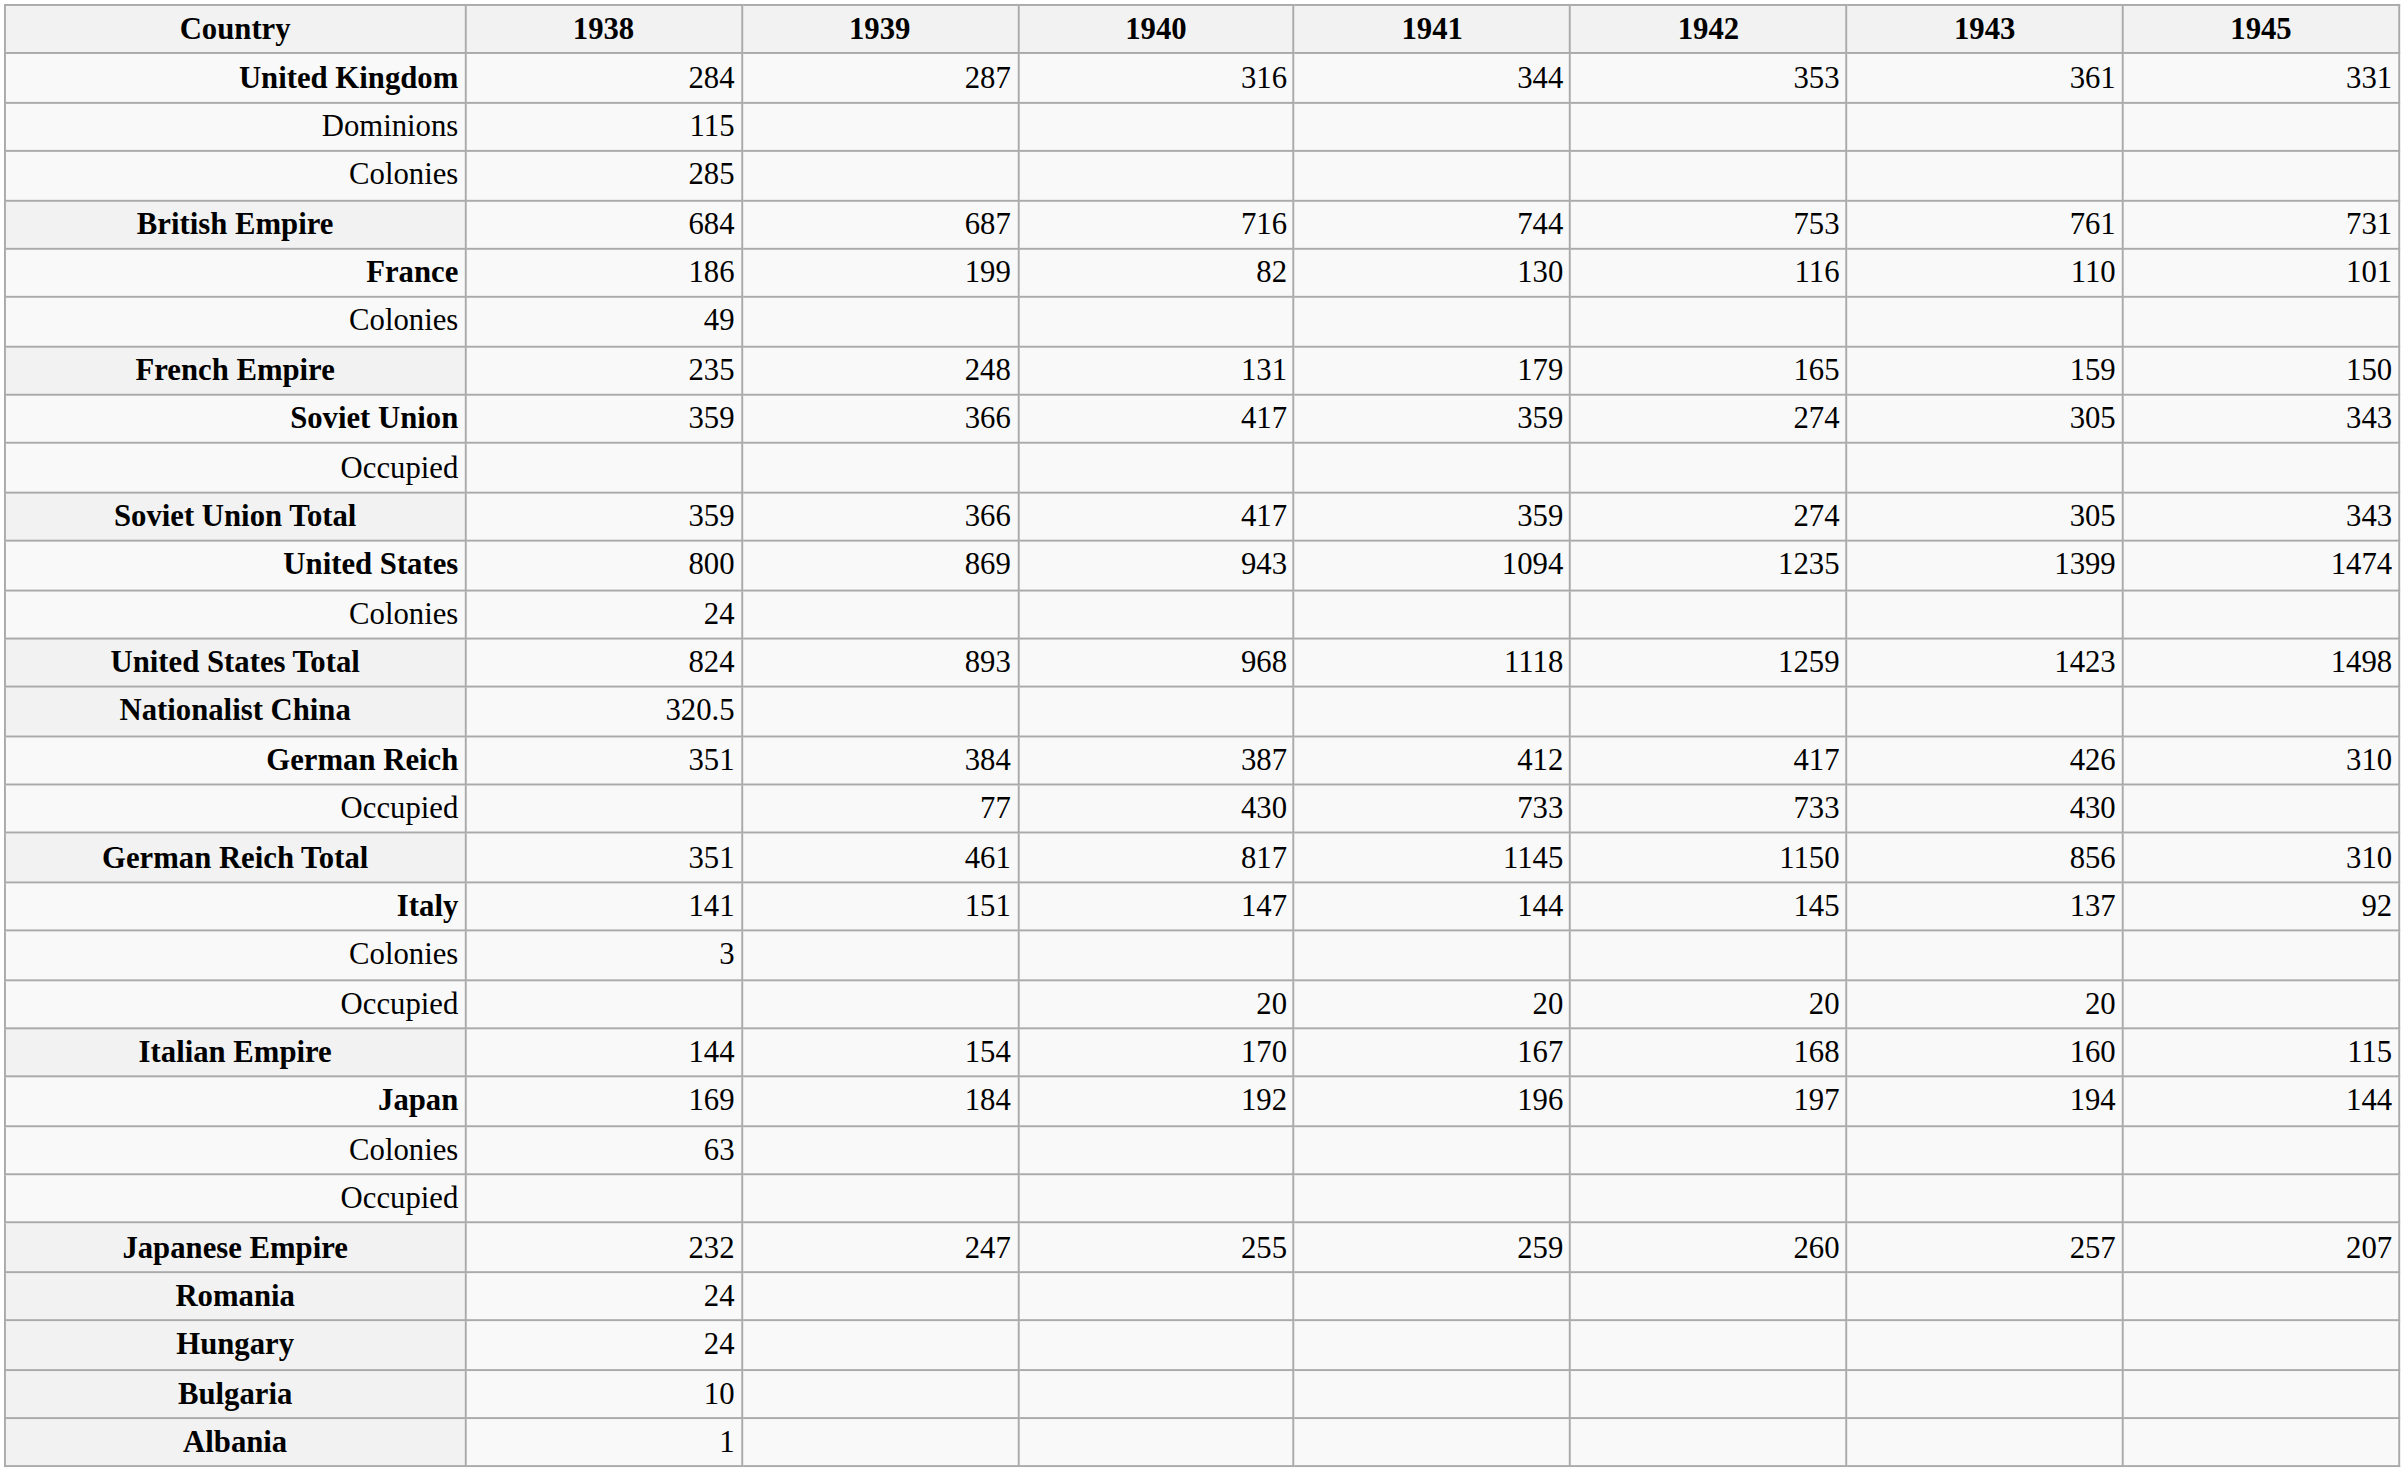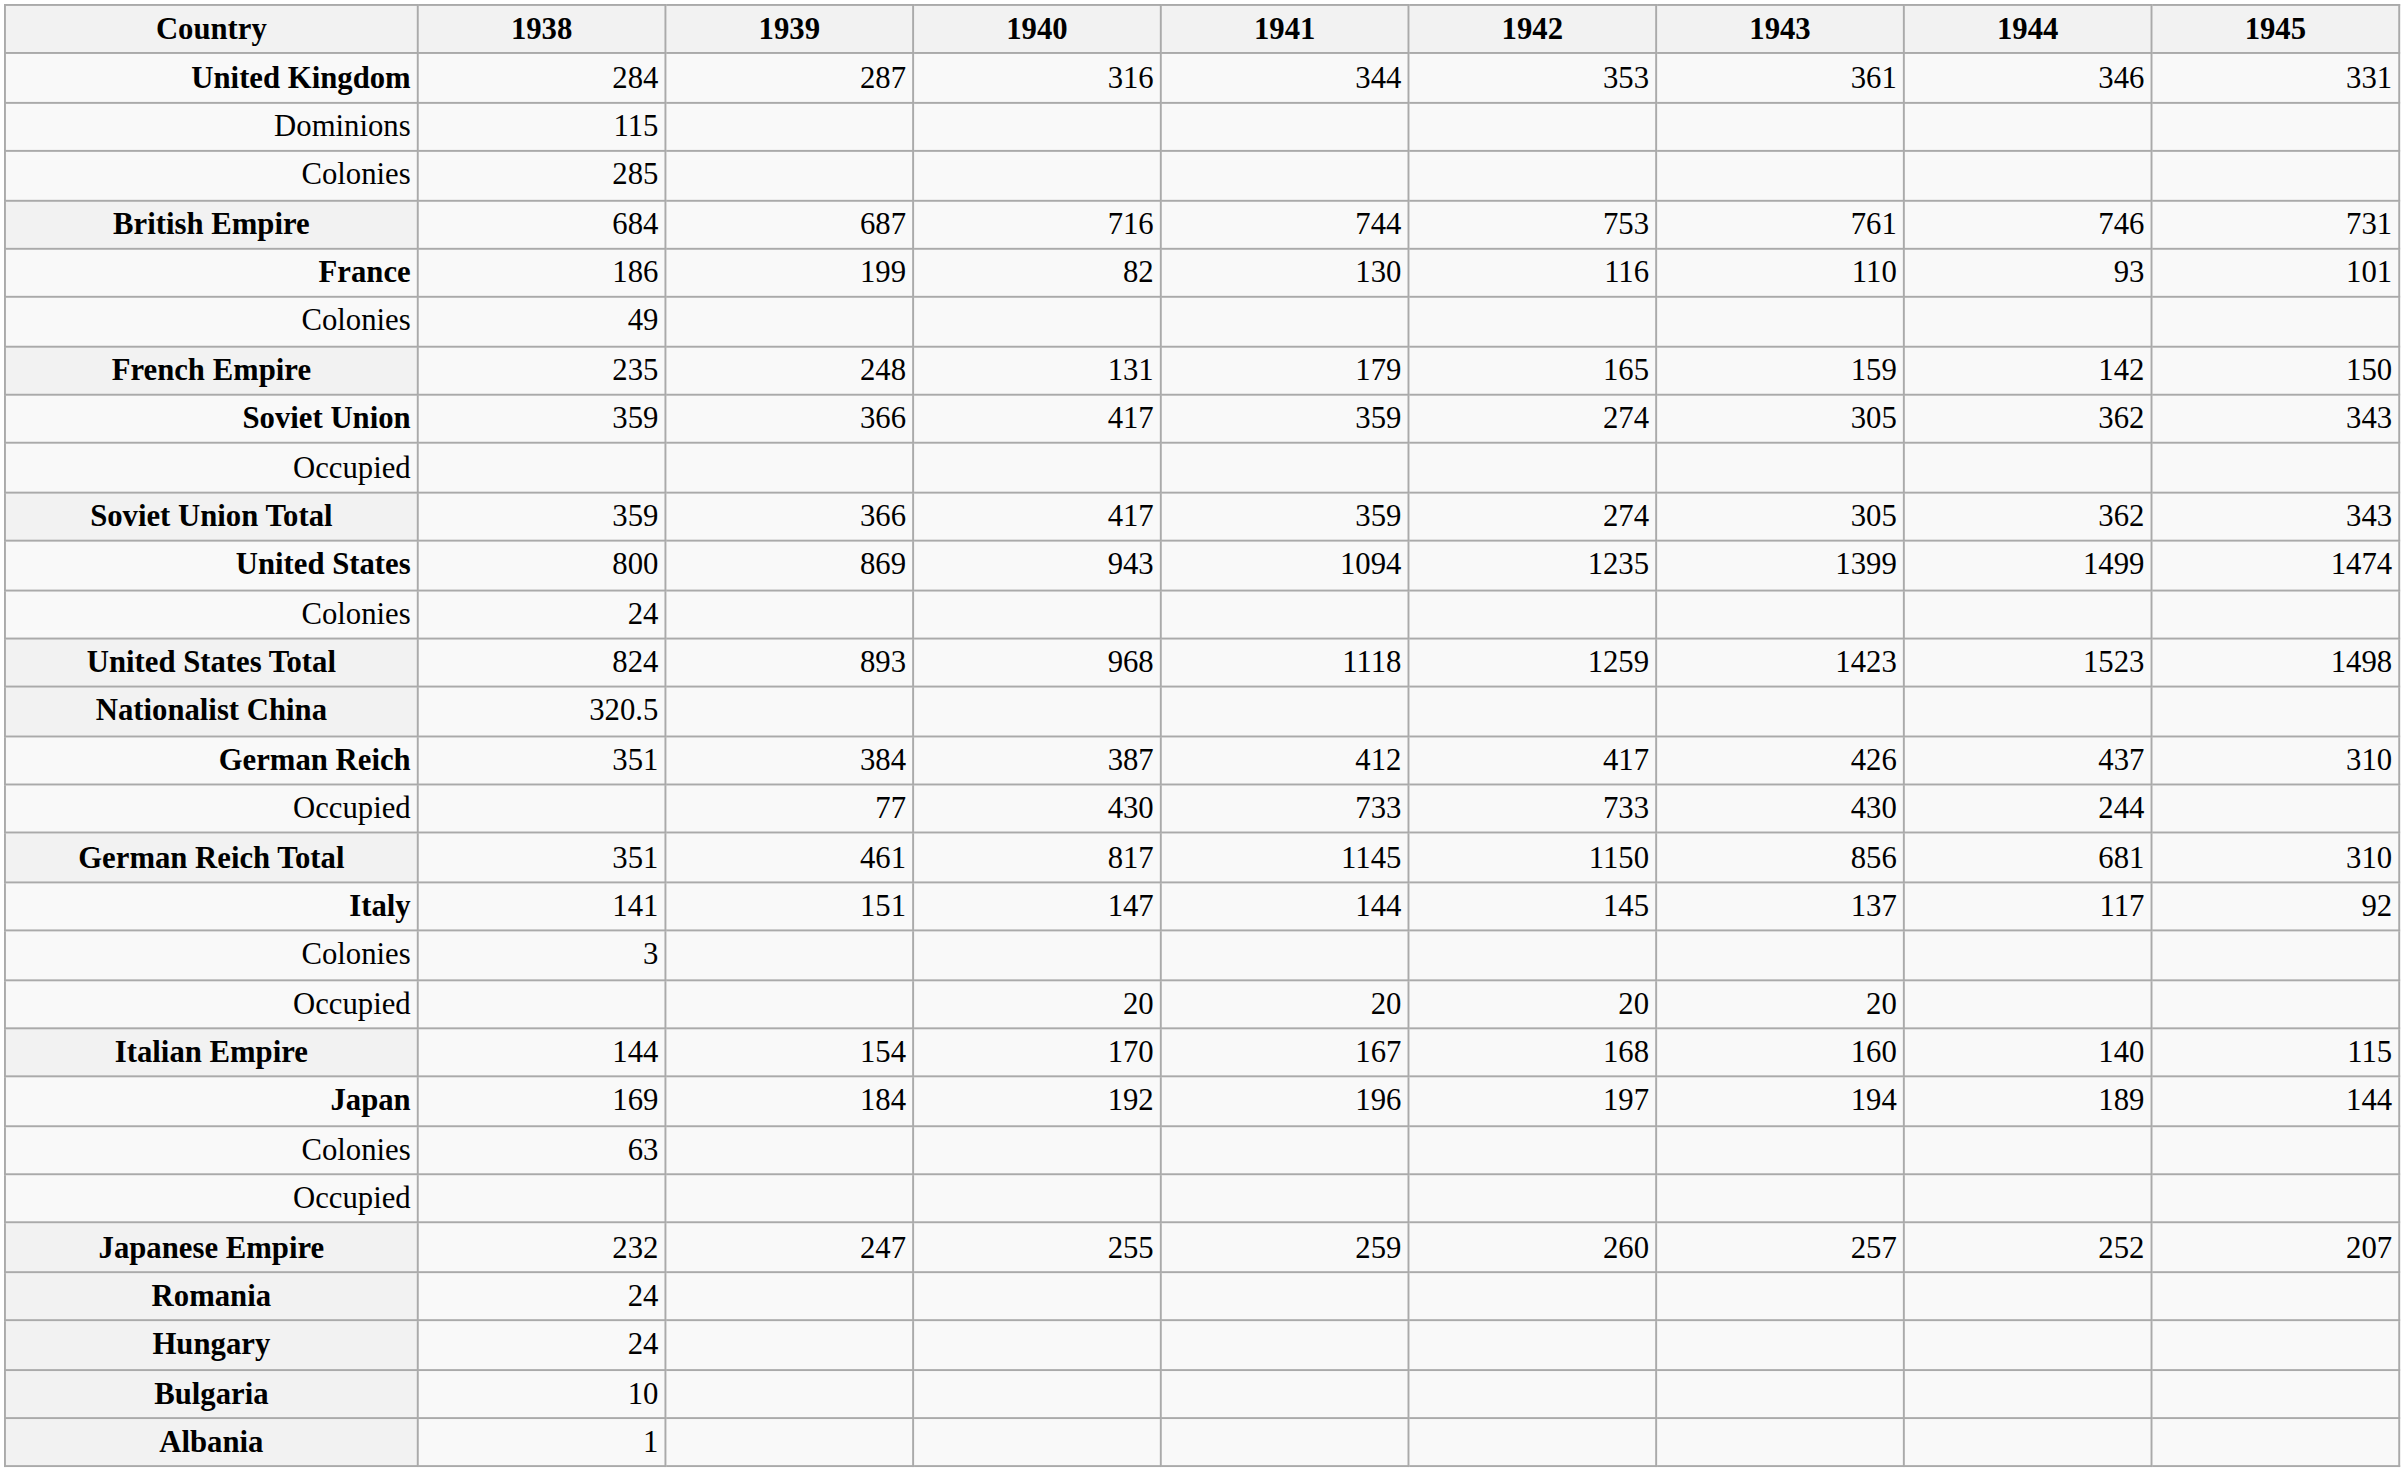+ column: (2028, 28)
